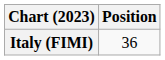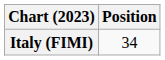(129, 42) 36 -> (129, 42) 34
